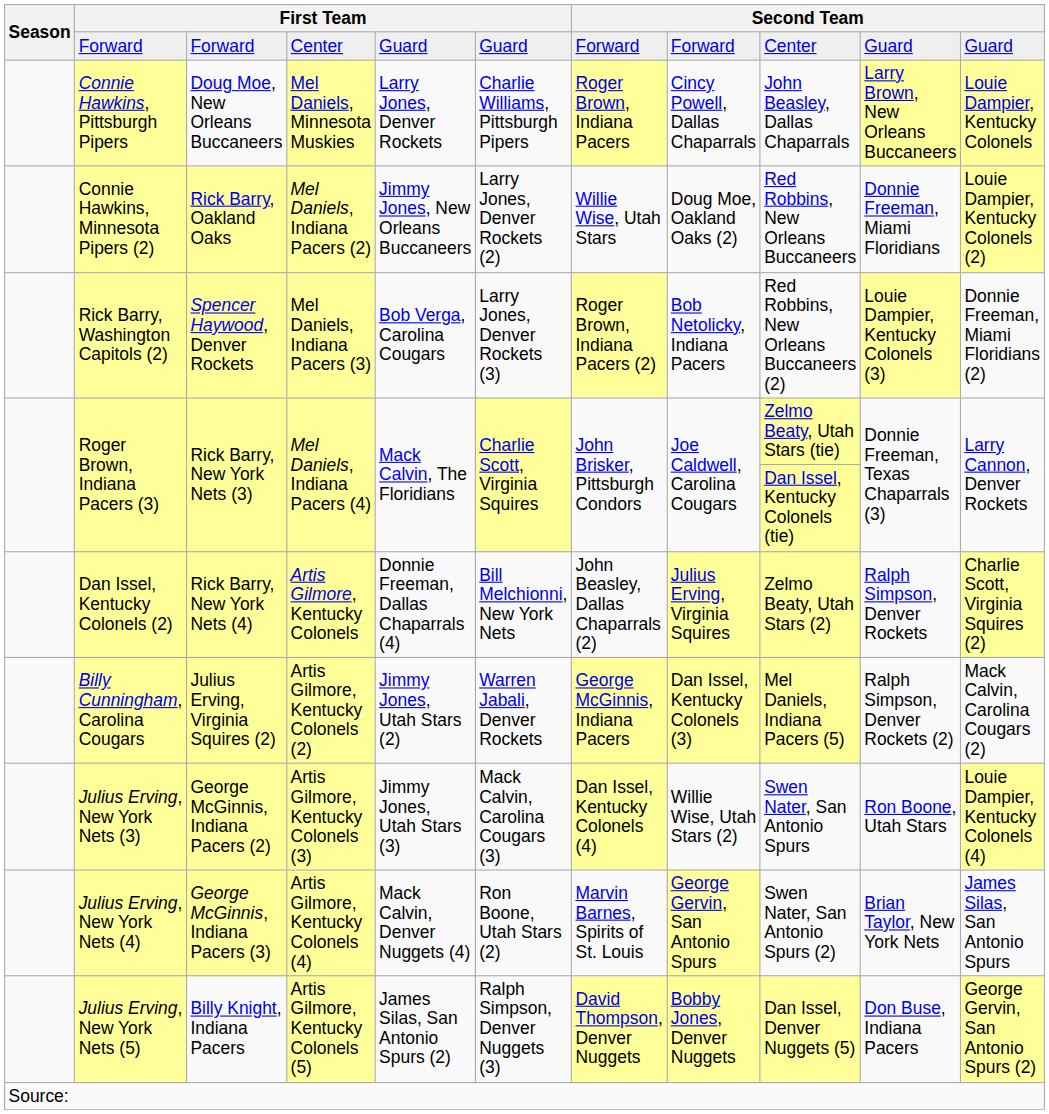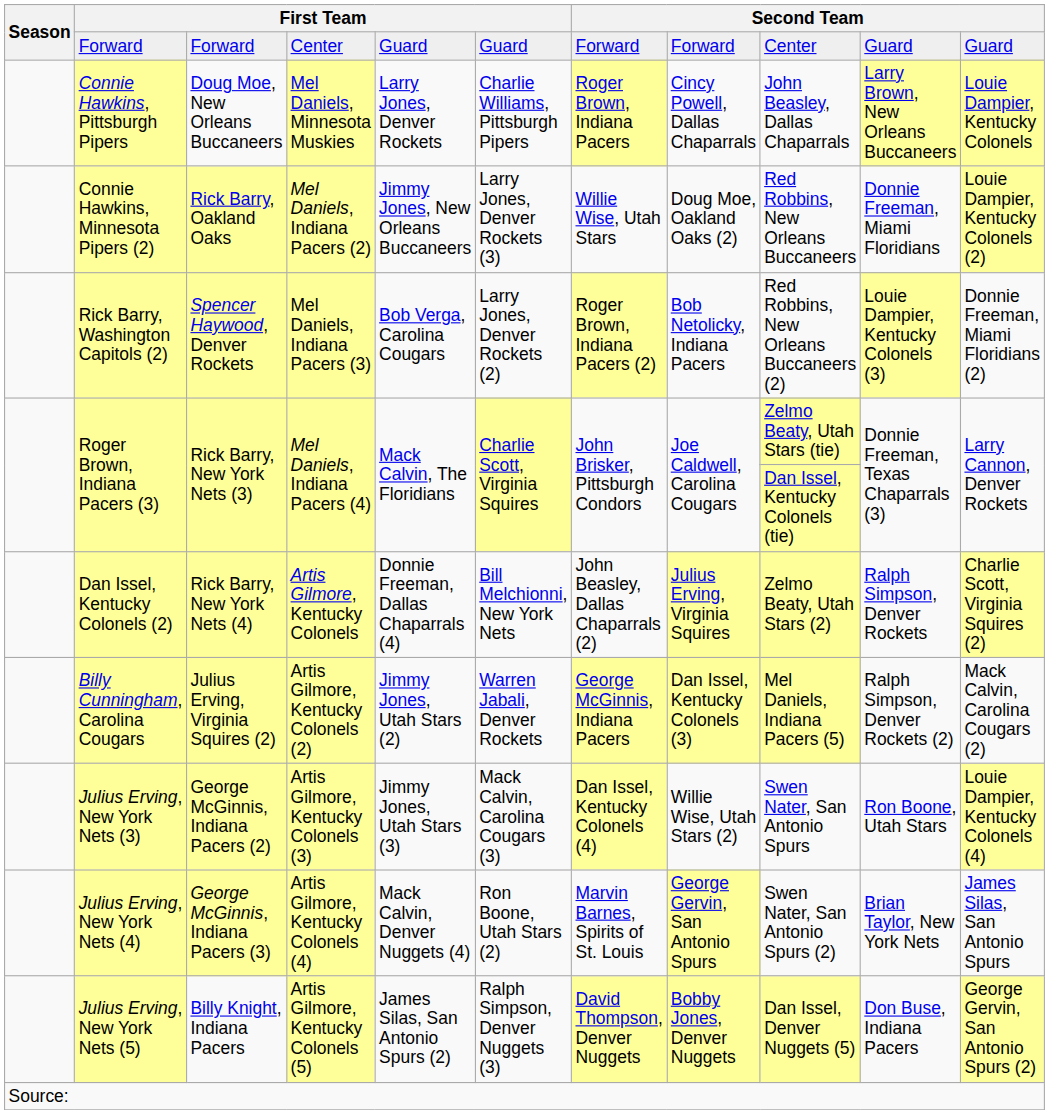(511, 219) Larry Jones, Denver Rockets (2) -> (511, 219) Larry Jones, Denver Rockets (3)
(511, 334) Larry Jones, Denver Rockets (3) -> (511, 334) Larry Jones, Denver Rockets (2)
